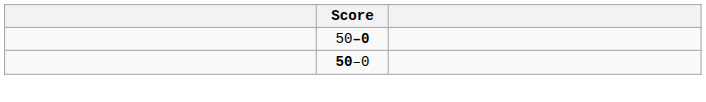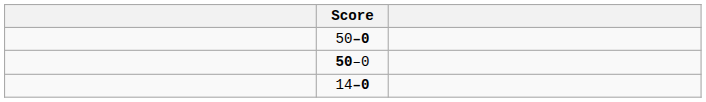+ row: (161, 85)
